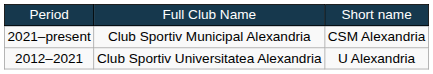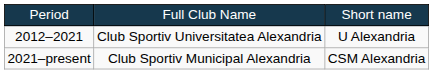rows swapped: (49, 58) <-> (49, 36)
